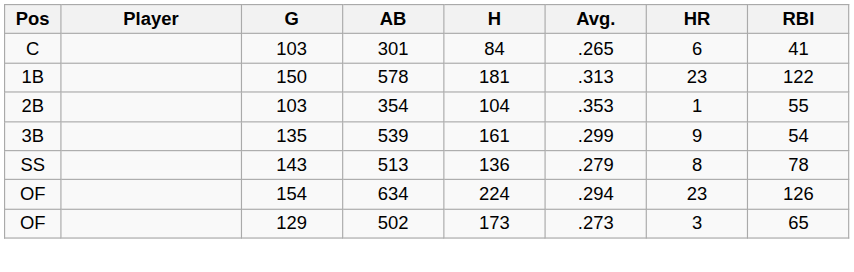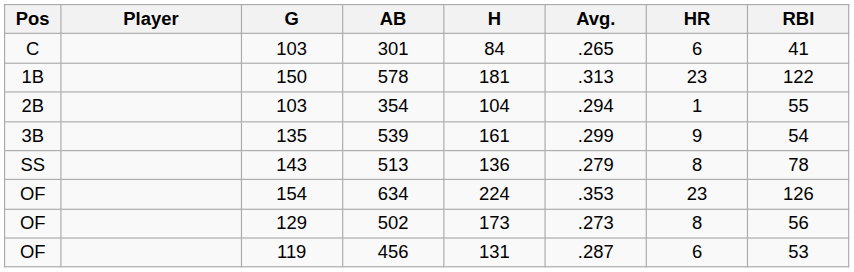(596, 106) .353 -> (596, 106) .294
(596, 194) .294 -> (596, 194) .353
(697, 223) 3 -> (697, 223) 8
(798, 223) 65 -> (798, 223) 56
+ row: (393, 252)
